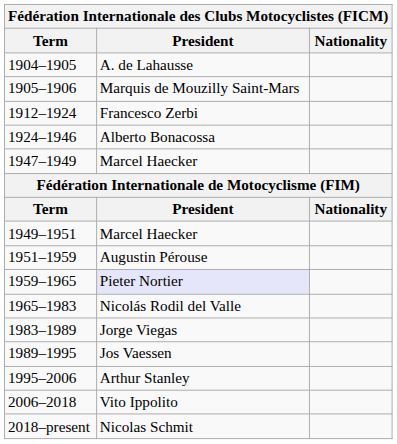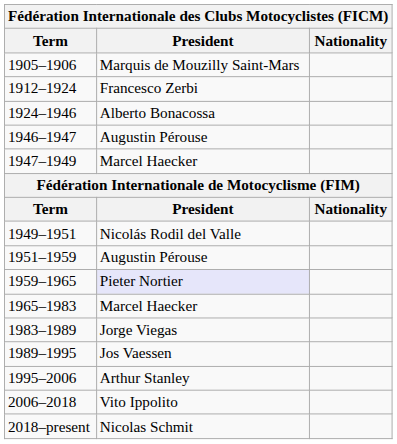- row: (42, 64)
+ row: (42, 137)
(148, 233) Marcel Haecker -> (170, 233) Nicolás Rodil del Valle
(170, 305) Nicolás Rodil del Valle -> (148, 305) Marcel Haecker
